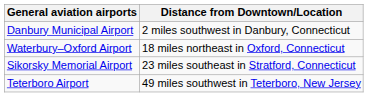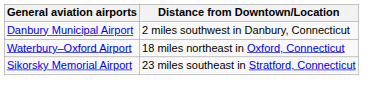- row: (48, 83)
